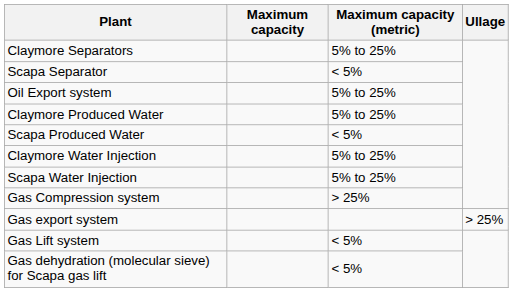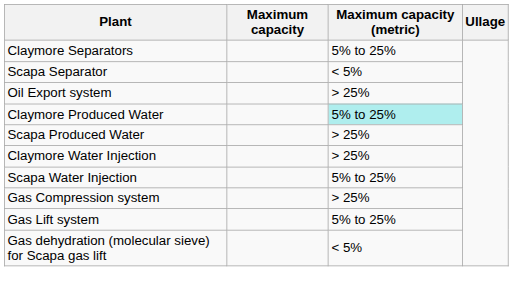(364, 93) 5% to 25% -> (351, 93) > 25%
(364, 114) no background -> (364, 114) paleturquoise background
(347, 135) < 5% -> (351, 135) > 25%
(364, 156) 5% to 25% -> (351, 156) > 25%
- row: (63, 219)
(347, 240) < 5% -> (364, 219) 5% to 25%
